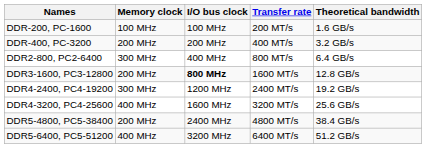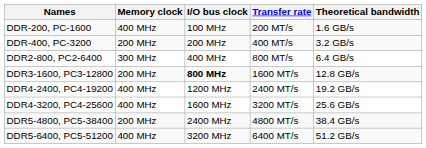(137, 27) 100 MHz -> (137, 27) 400 MHz
(137, 89) 300 MHz -> (137, 89) 400 MHz
